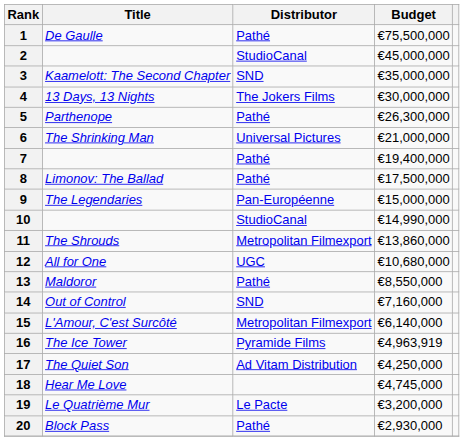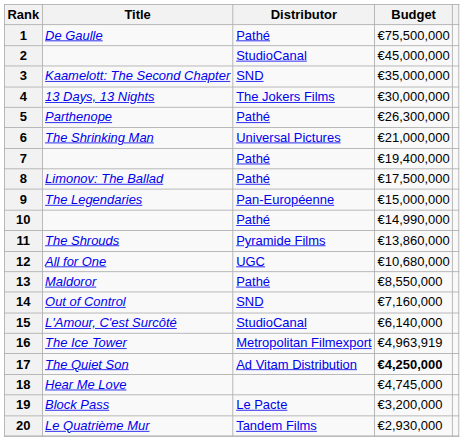(271, 220) StudioCanal -> (253, 220) Pathé
(304, 240) Metropolitan Filmexport -> (281, 240) Pyramide Films
(304, 323) Metropolitan Filmexport -> (271, 323) StudioCanal
(281, 343) Pyramide Films -> (304, 343) Metropolitan Filmexport
(410, 364) normal -> (410, 364) bold
(97, 405) Le Quatrième Mur -> (77, 405) Block Pass
(77, 425) Block Pass -> (97, 425) Le Quatrième Mur
(253, 425) Pathé -> (277, 425) Tandem Films
